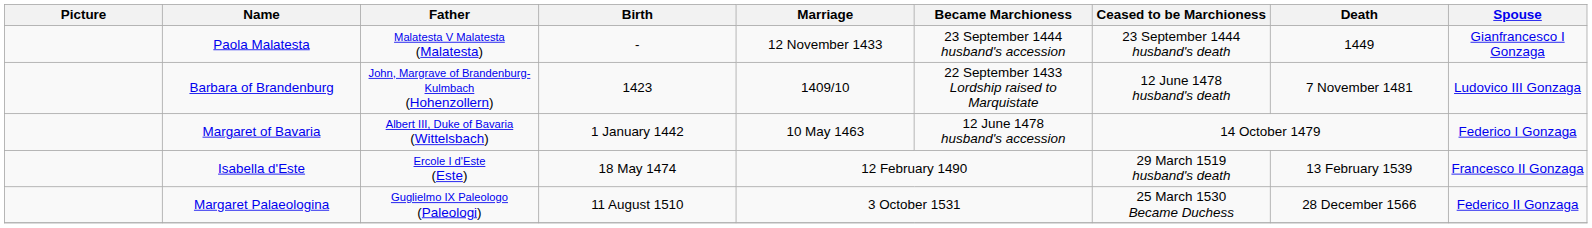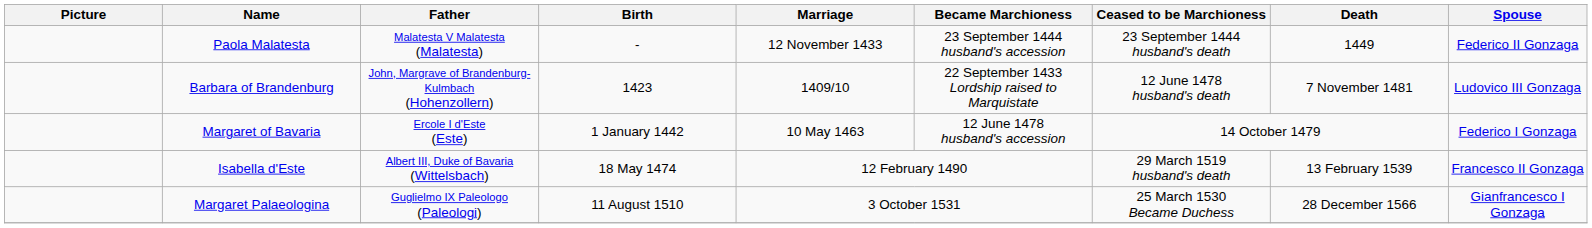(1518, 44) Gianfrancesco I Gonzaga -> (1518, 44) Federico II Gonzaga
(449, 132) Albert III, Duke of Bavaria (Wittelsbach) -> (449, 132) Ercole I d'Este (Este)
(449, 169) Ercole I d'Este (Este) -> (449, 169) Albert III, Duke of Bavaria (Wittelsbach)
(1518, 204) Federico II Gonzaga -> (1518, 204) Gianfrancesco I Gonzaga
